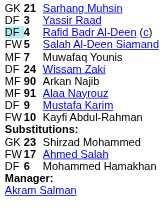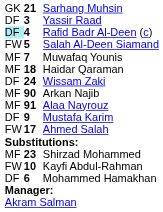+ row: (83, 69)
rows swapped: (76, 154) <-> (93, 118)
(13, 142) GK -> (13, 154) MF
